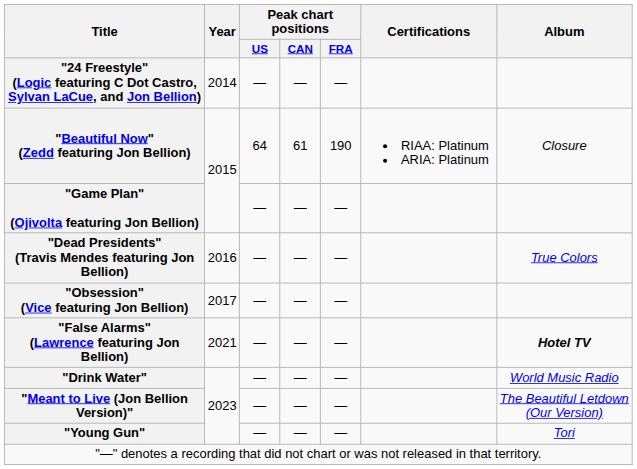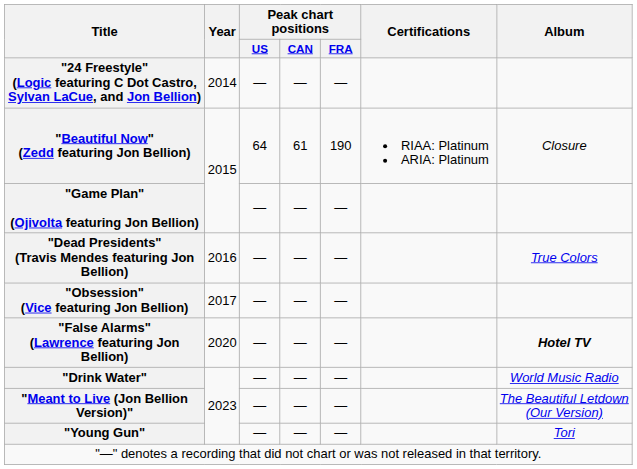(222, 342) 2021 -> (222, 342) 2020
